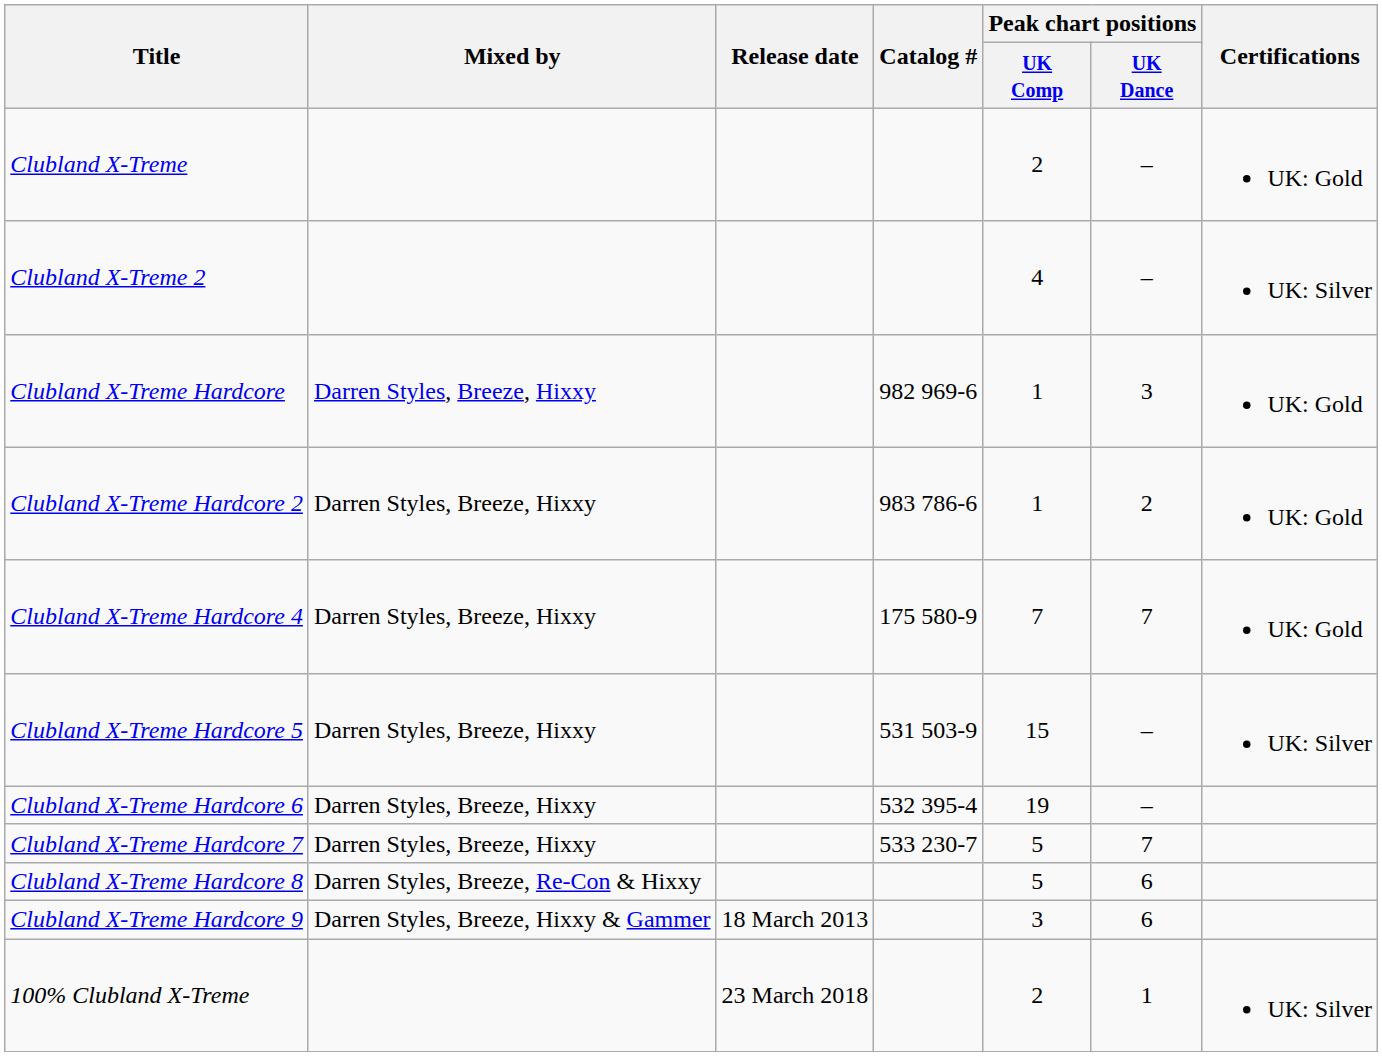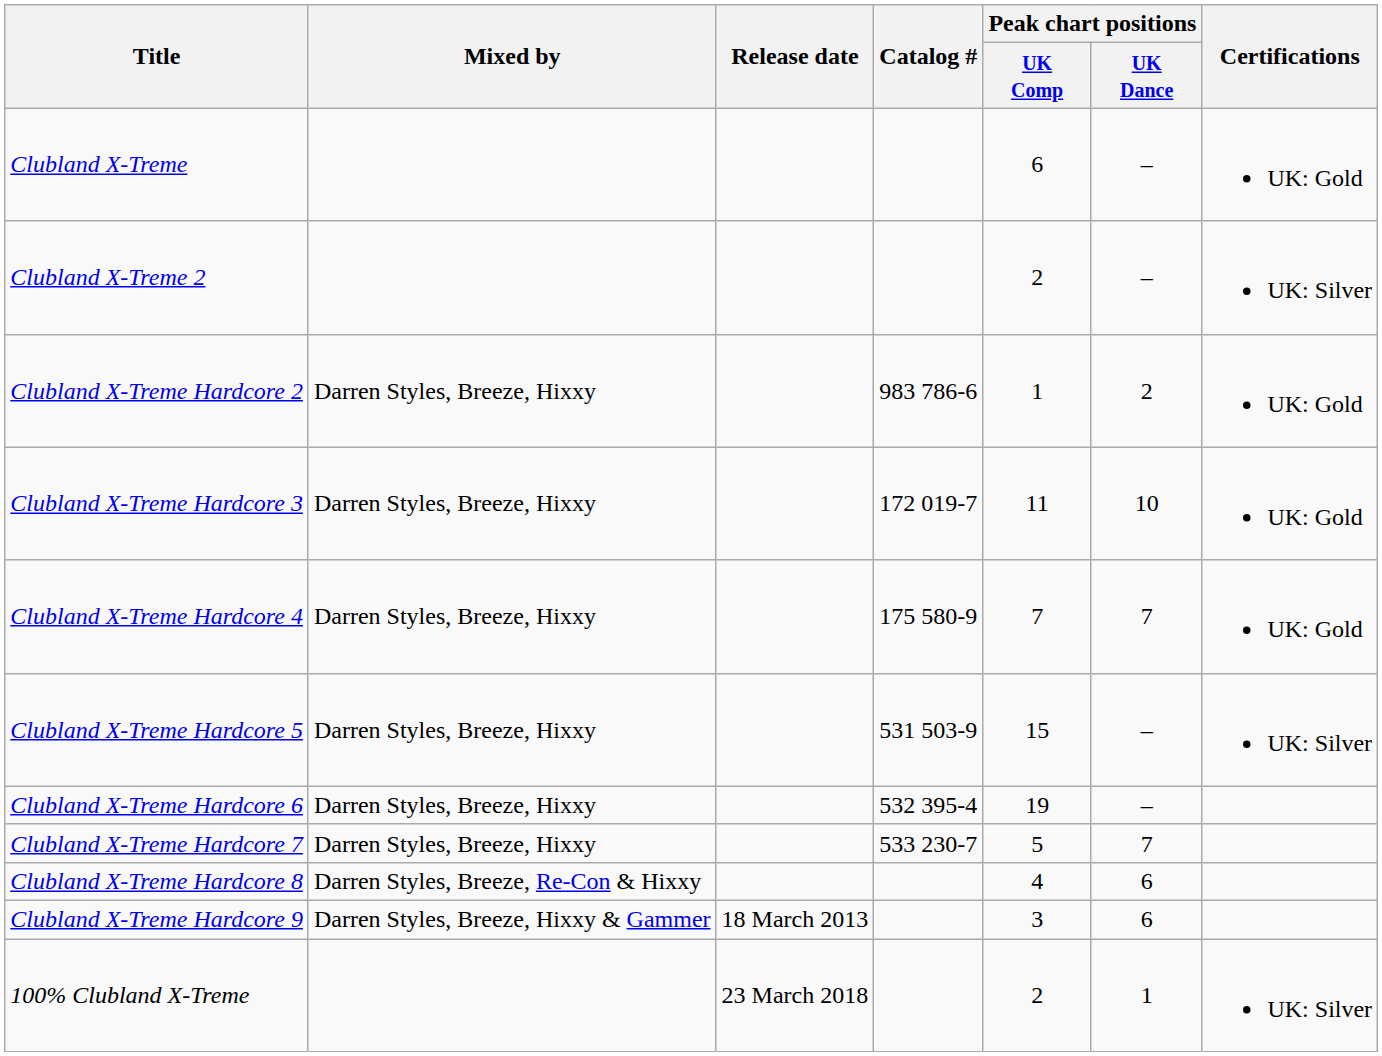(1037, 164) 2 -> (1037, 164) 6
(1037, 277) 4 -> (1037, 277) 2
- row: (148, 390)
+ row: (157, 503)
(1037, 881) 5 -> (1037, 881) 4
